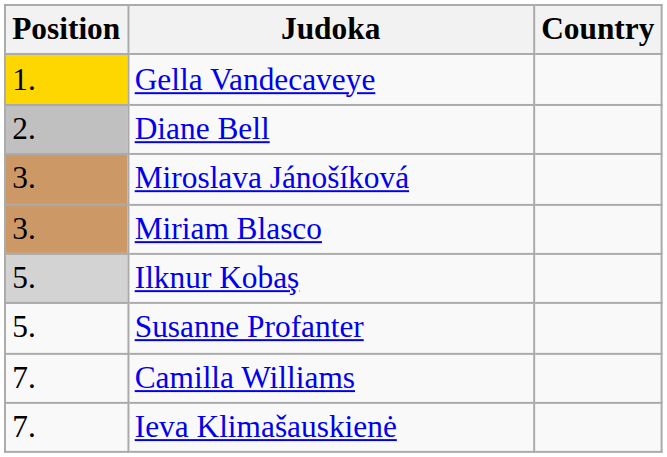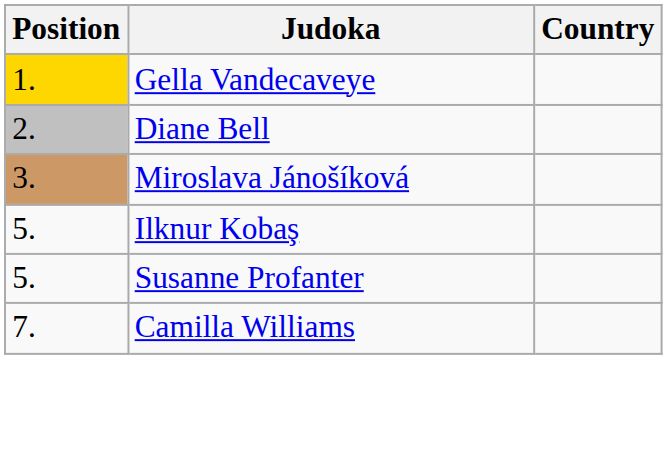- row: (228, 228)
(24, 278) lightgrey background -> (24, 228) no background
- row: (266, 427)
